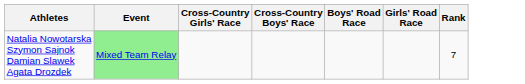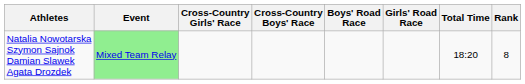+ column: (466, 18)
(454, 55) 7 -> (506, 55) 8
